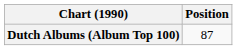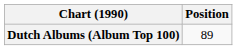(207, 34) 87 -> (207, 34) 89
